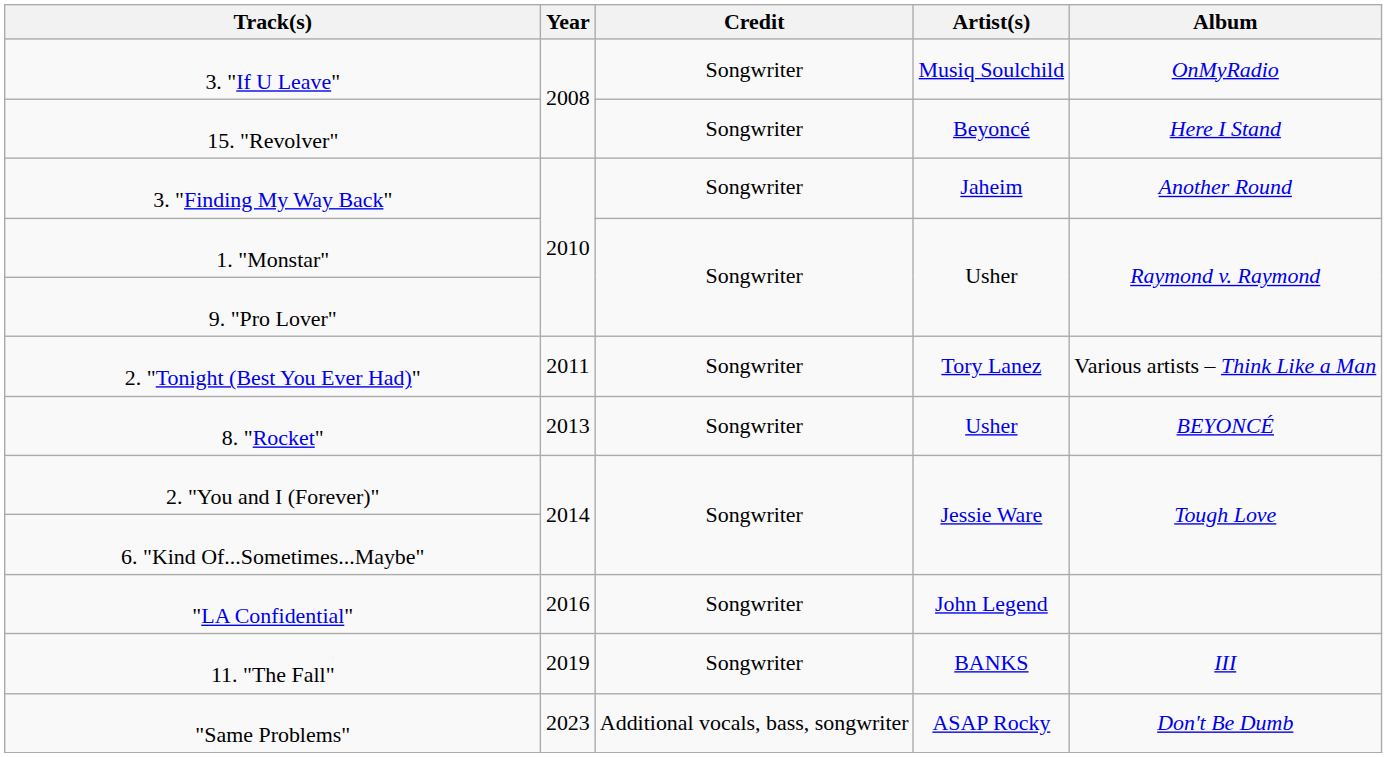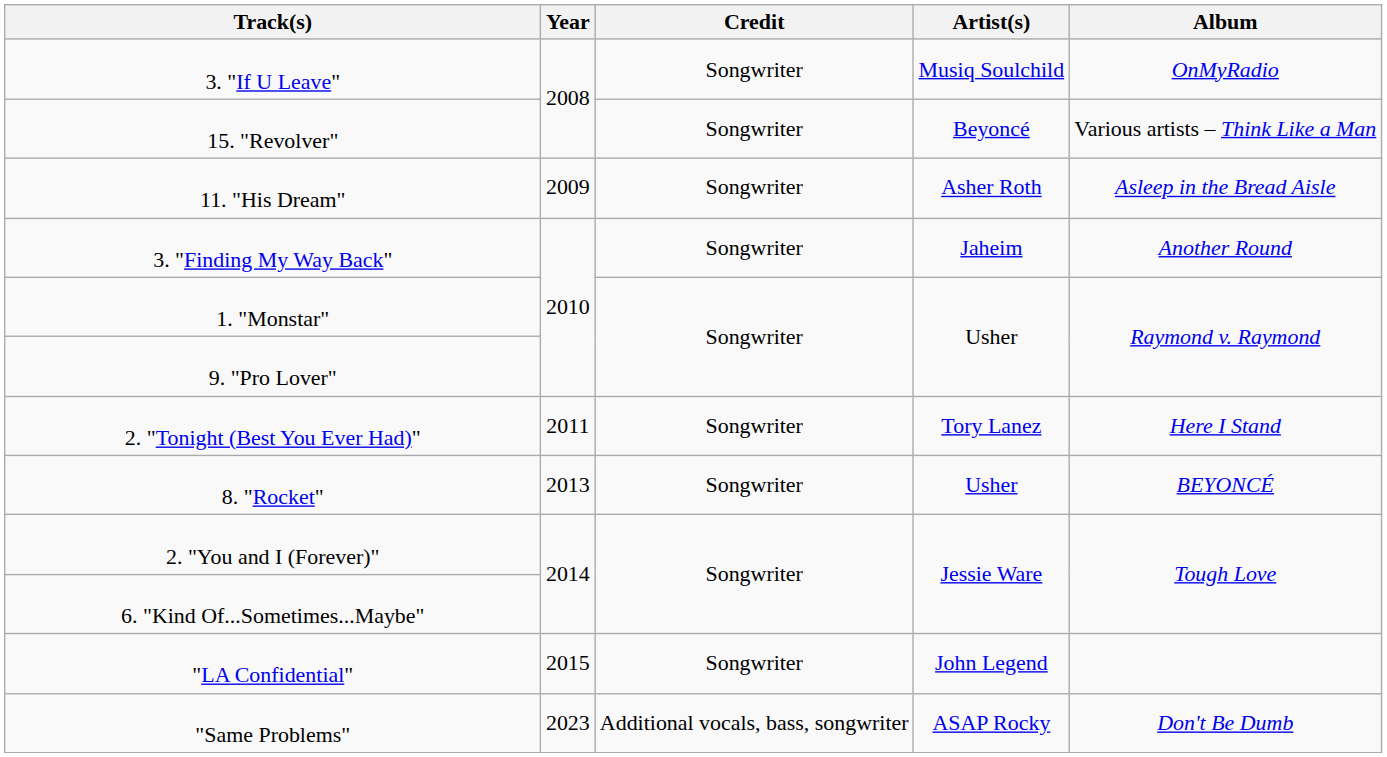(1225, 128) Here I Stand -> (1225, 128) Various artists – Think Like a Man
+ row: (273, 200)
(1225, 366) Various artists – Think Like a Man -> (1225, 425) Here I Stand
(568, 603) 2016 -> (568, 663) 2015
- row: (273, 675)
